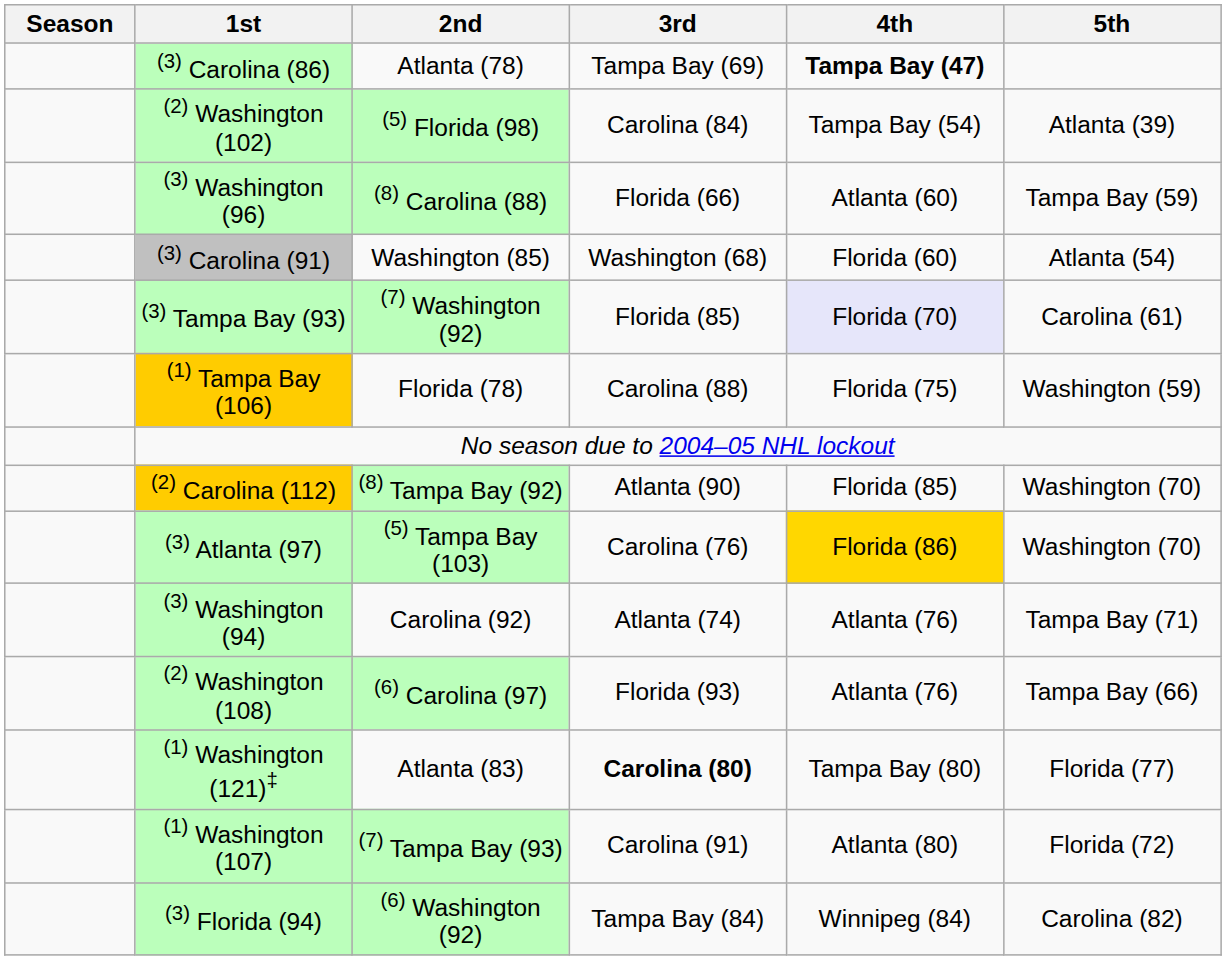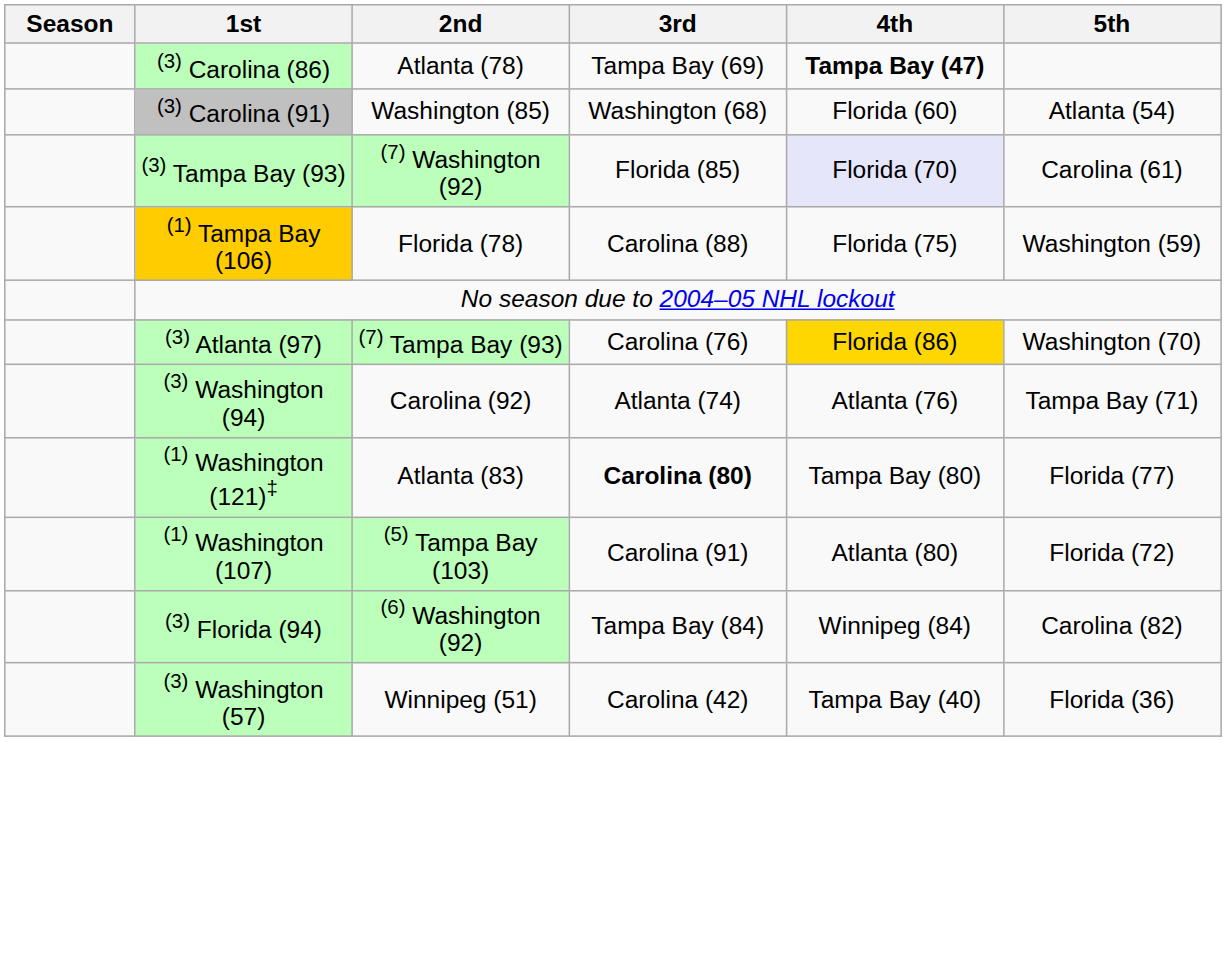- row: (244, 125)
- row: (244, 198)
- row: (244, 487)
(461, 546) (5) Tampa Bay (103) -> (461, 341) (7) Tampa Bay (93)
- row: (244, 692)
(461, 845) (7) Tampa Bay (93) -> (461, 553) (5) Tampa Bay (103)
+ row: (244, 699)
